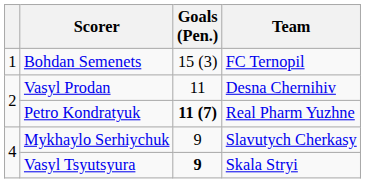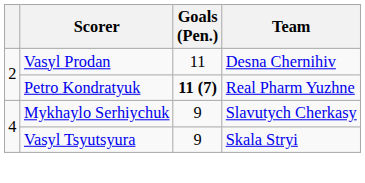- row: (83, 61)
(198, 165) bold -> (198, 139) normal
